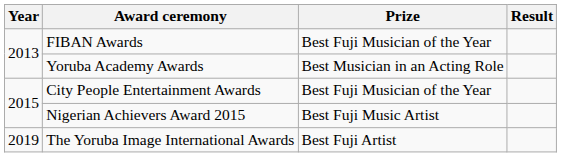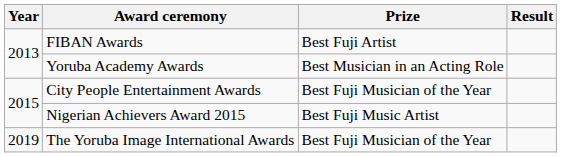(396, 41) Best Fuji Musician of the Year -> (349, 41) Best Fuji Artist
(349, 139) Best Fuji Artist -> (396, 139) Best Fuji Musician of the Year
